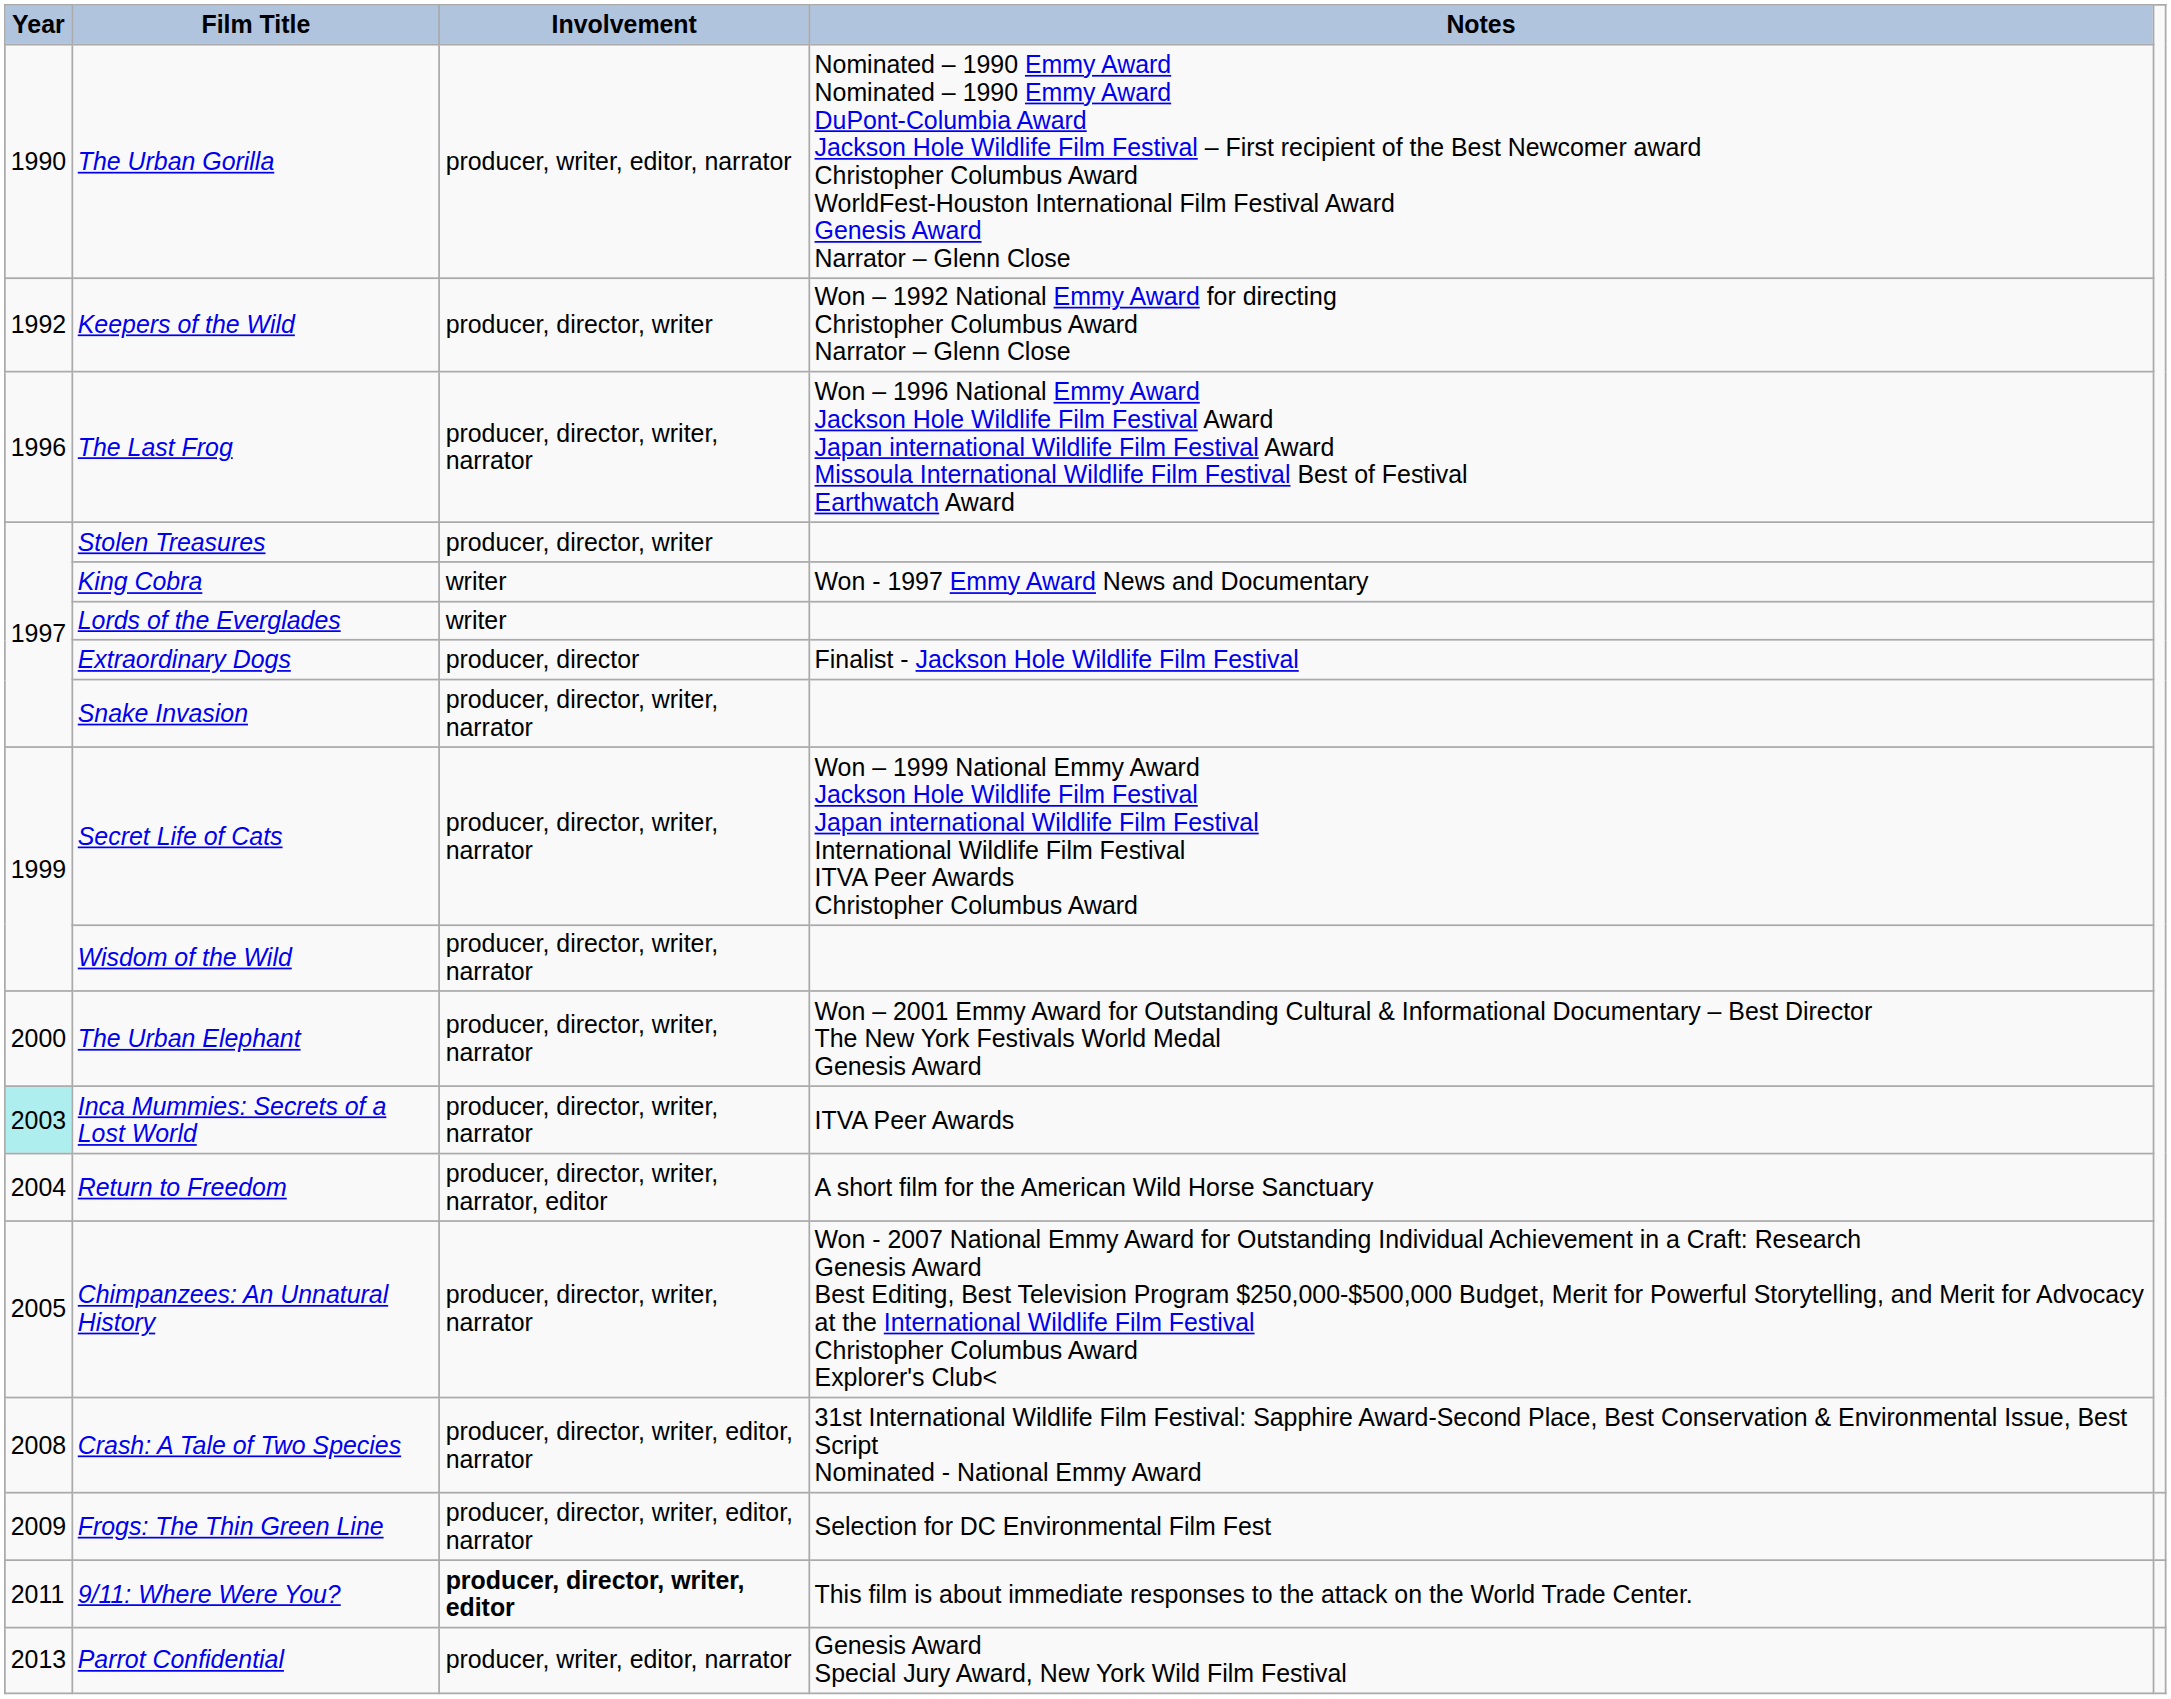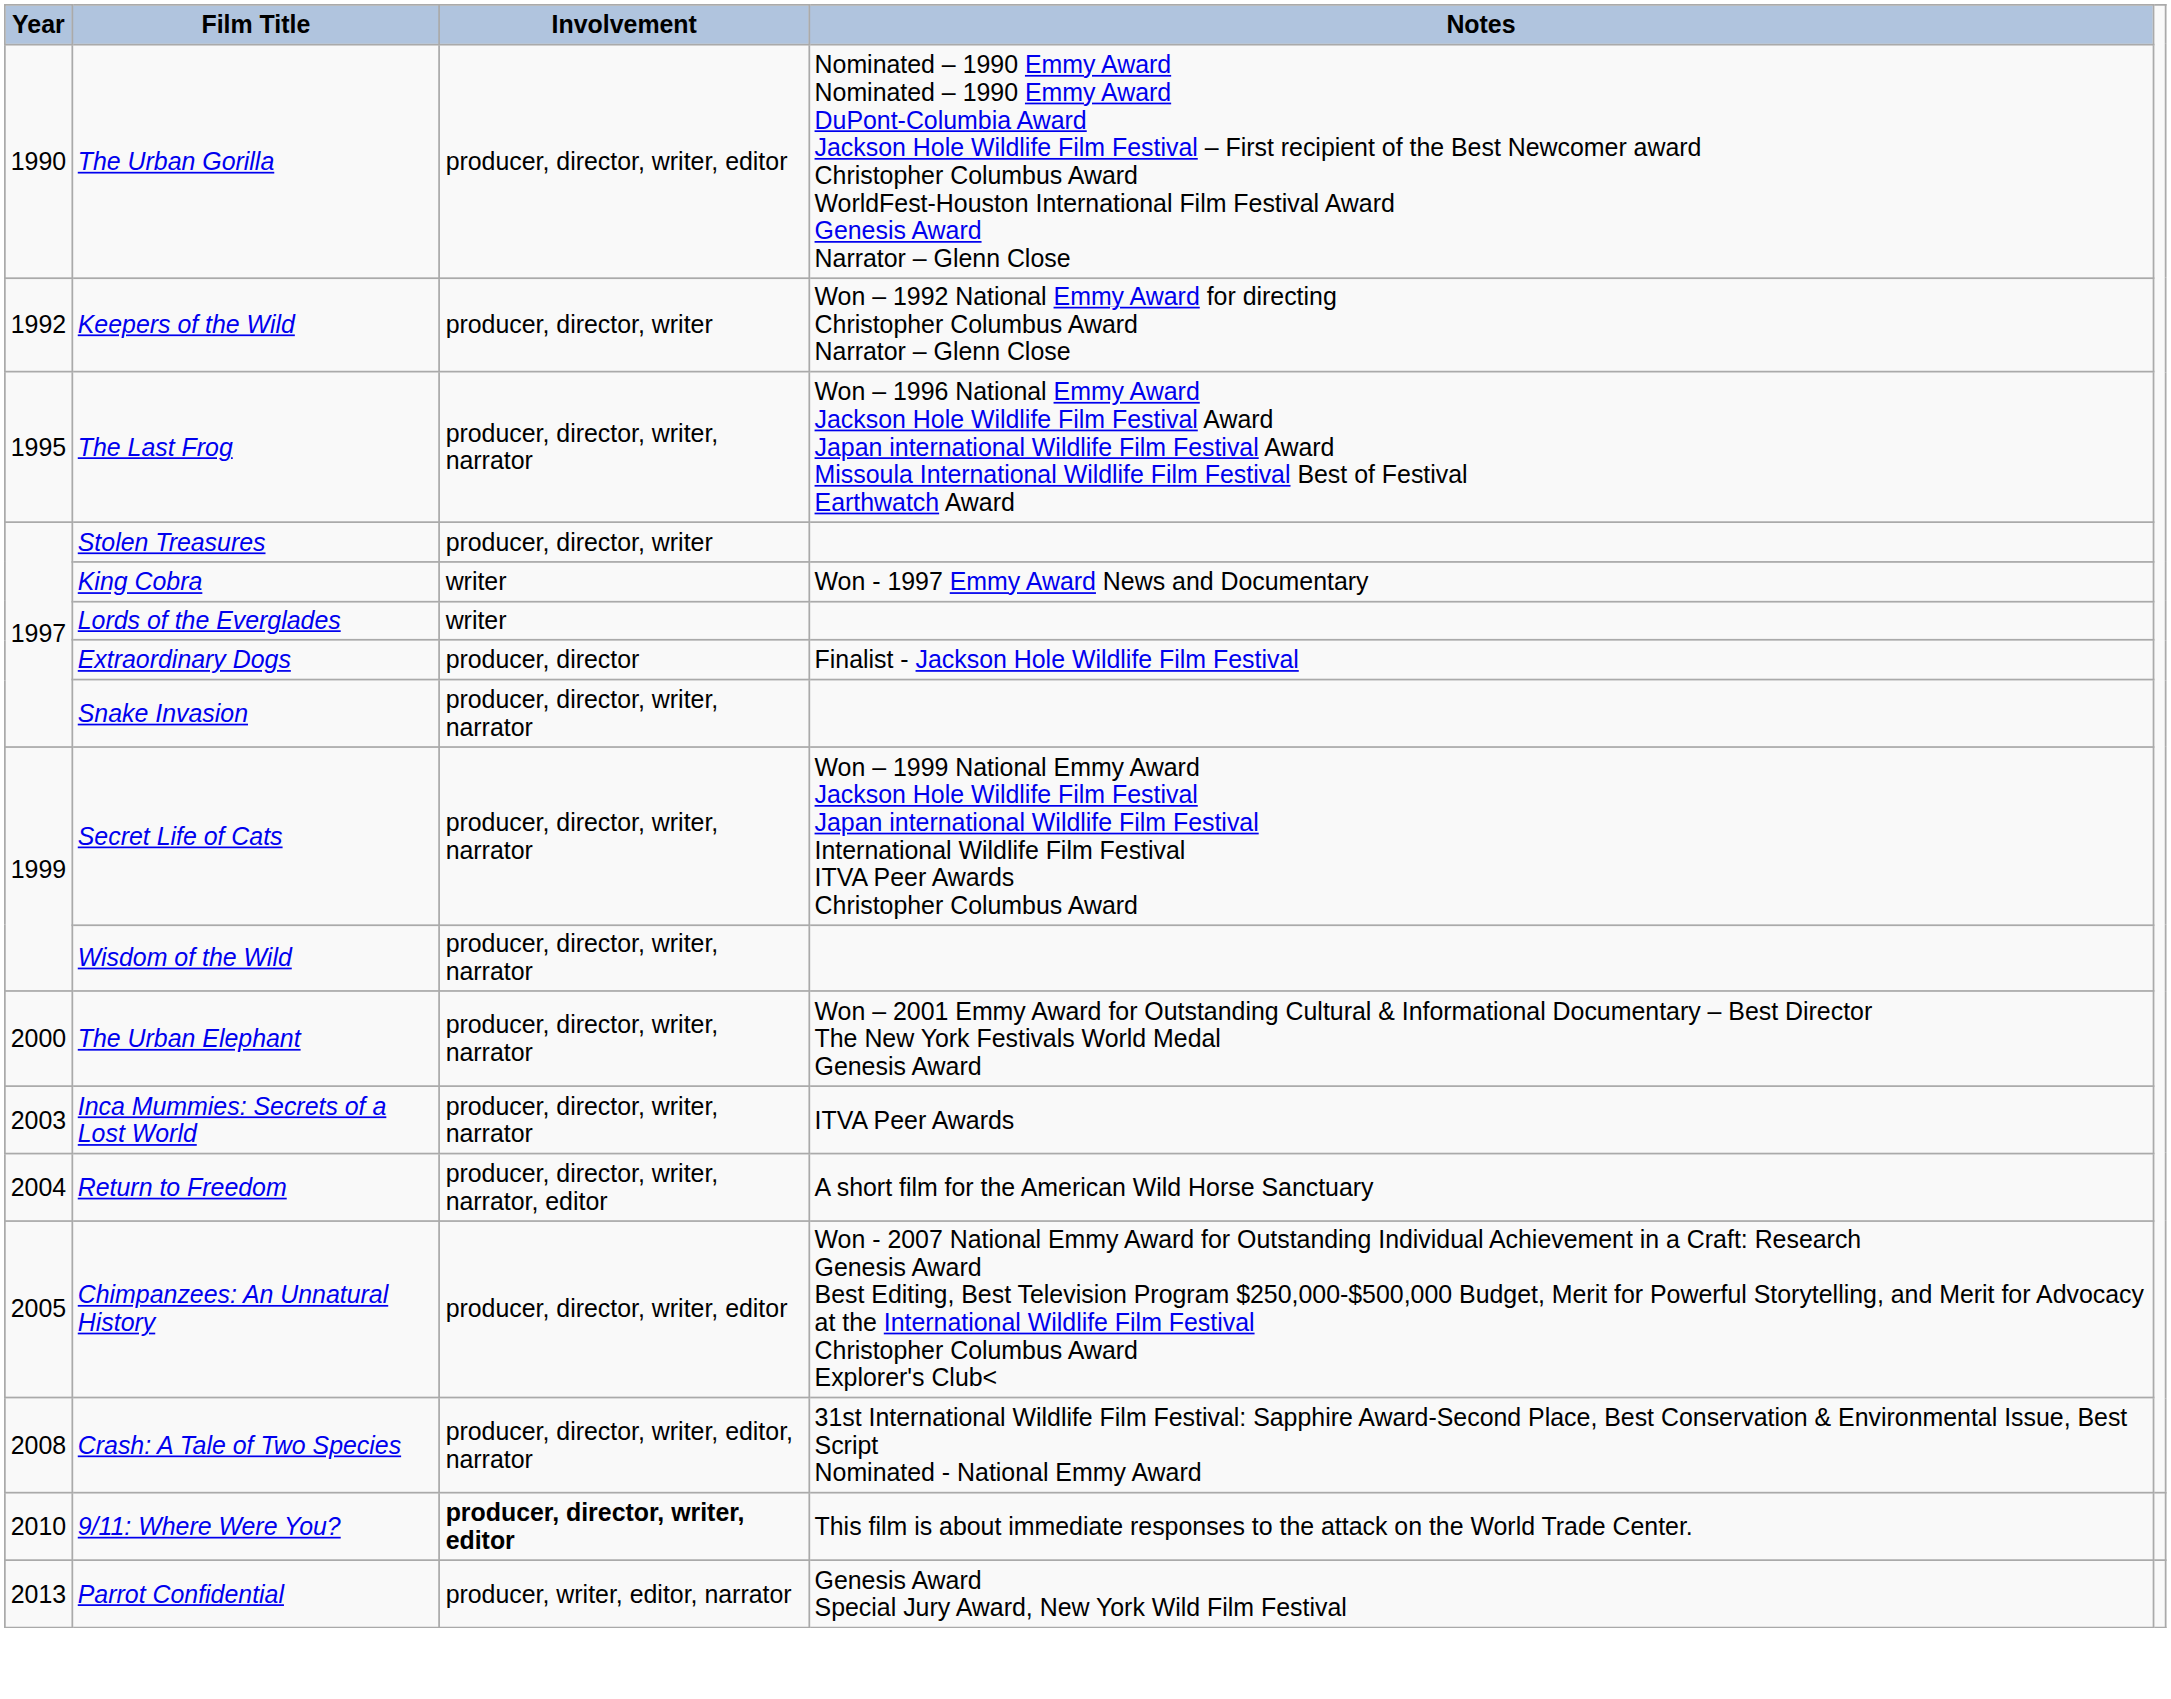(619, 161) producer, writer, editor, narrator -> (617, 161) producer, director, writer, editor
(38, 447) 1996 -> (38, 447) 1995
(38, 1120) paleturquoise background -> (38, 1120) no background
(582, 1309) producer, director, writer, narrator -> (617, 1309) producer, director, writer, editor
- row: (231, 1527)
(37, 1594) 2011 -> (38, 1527) 2010
